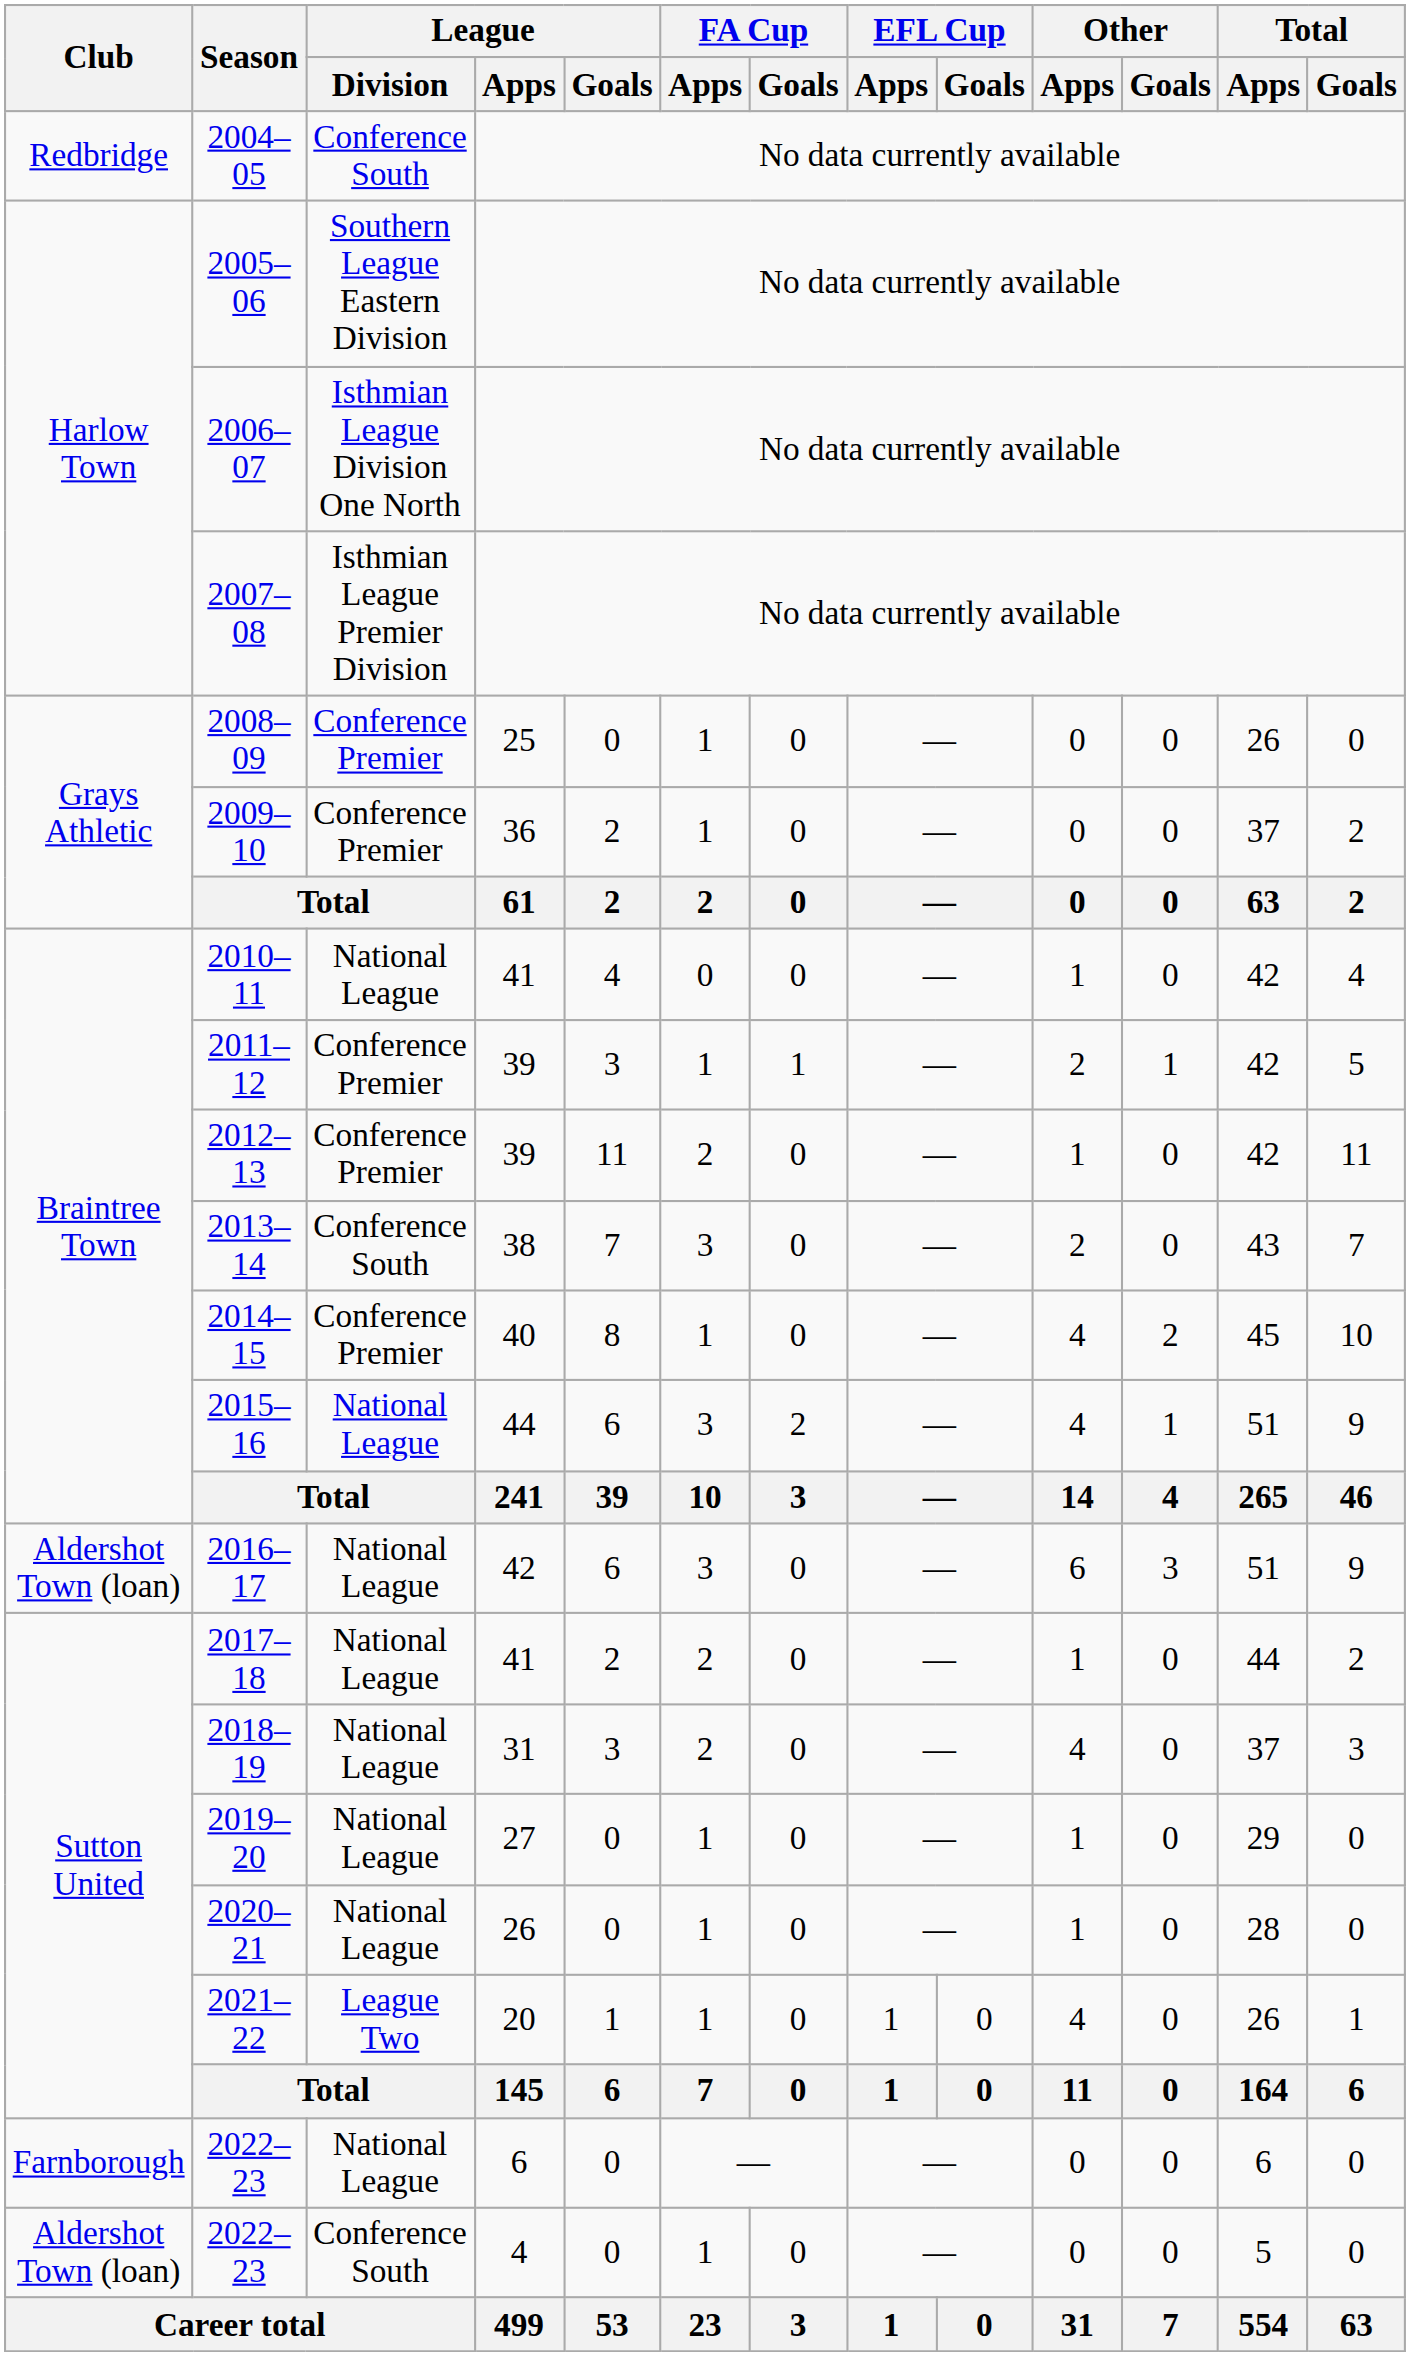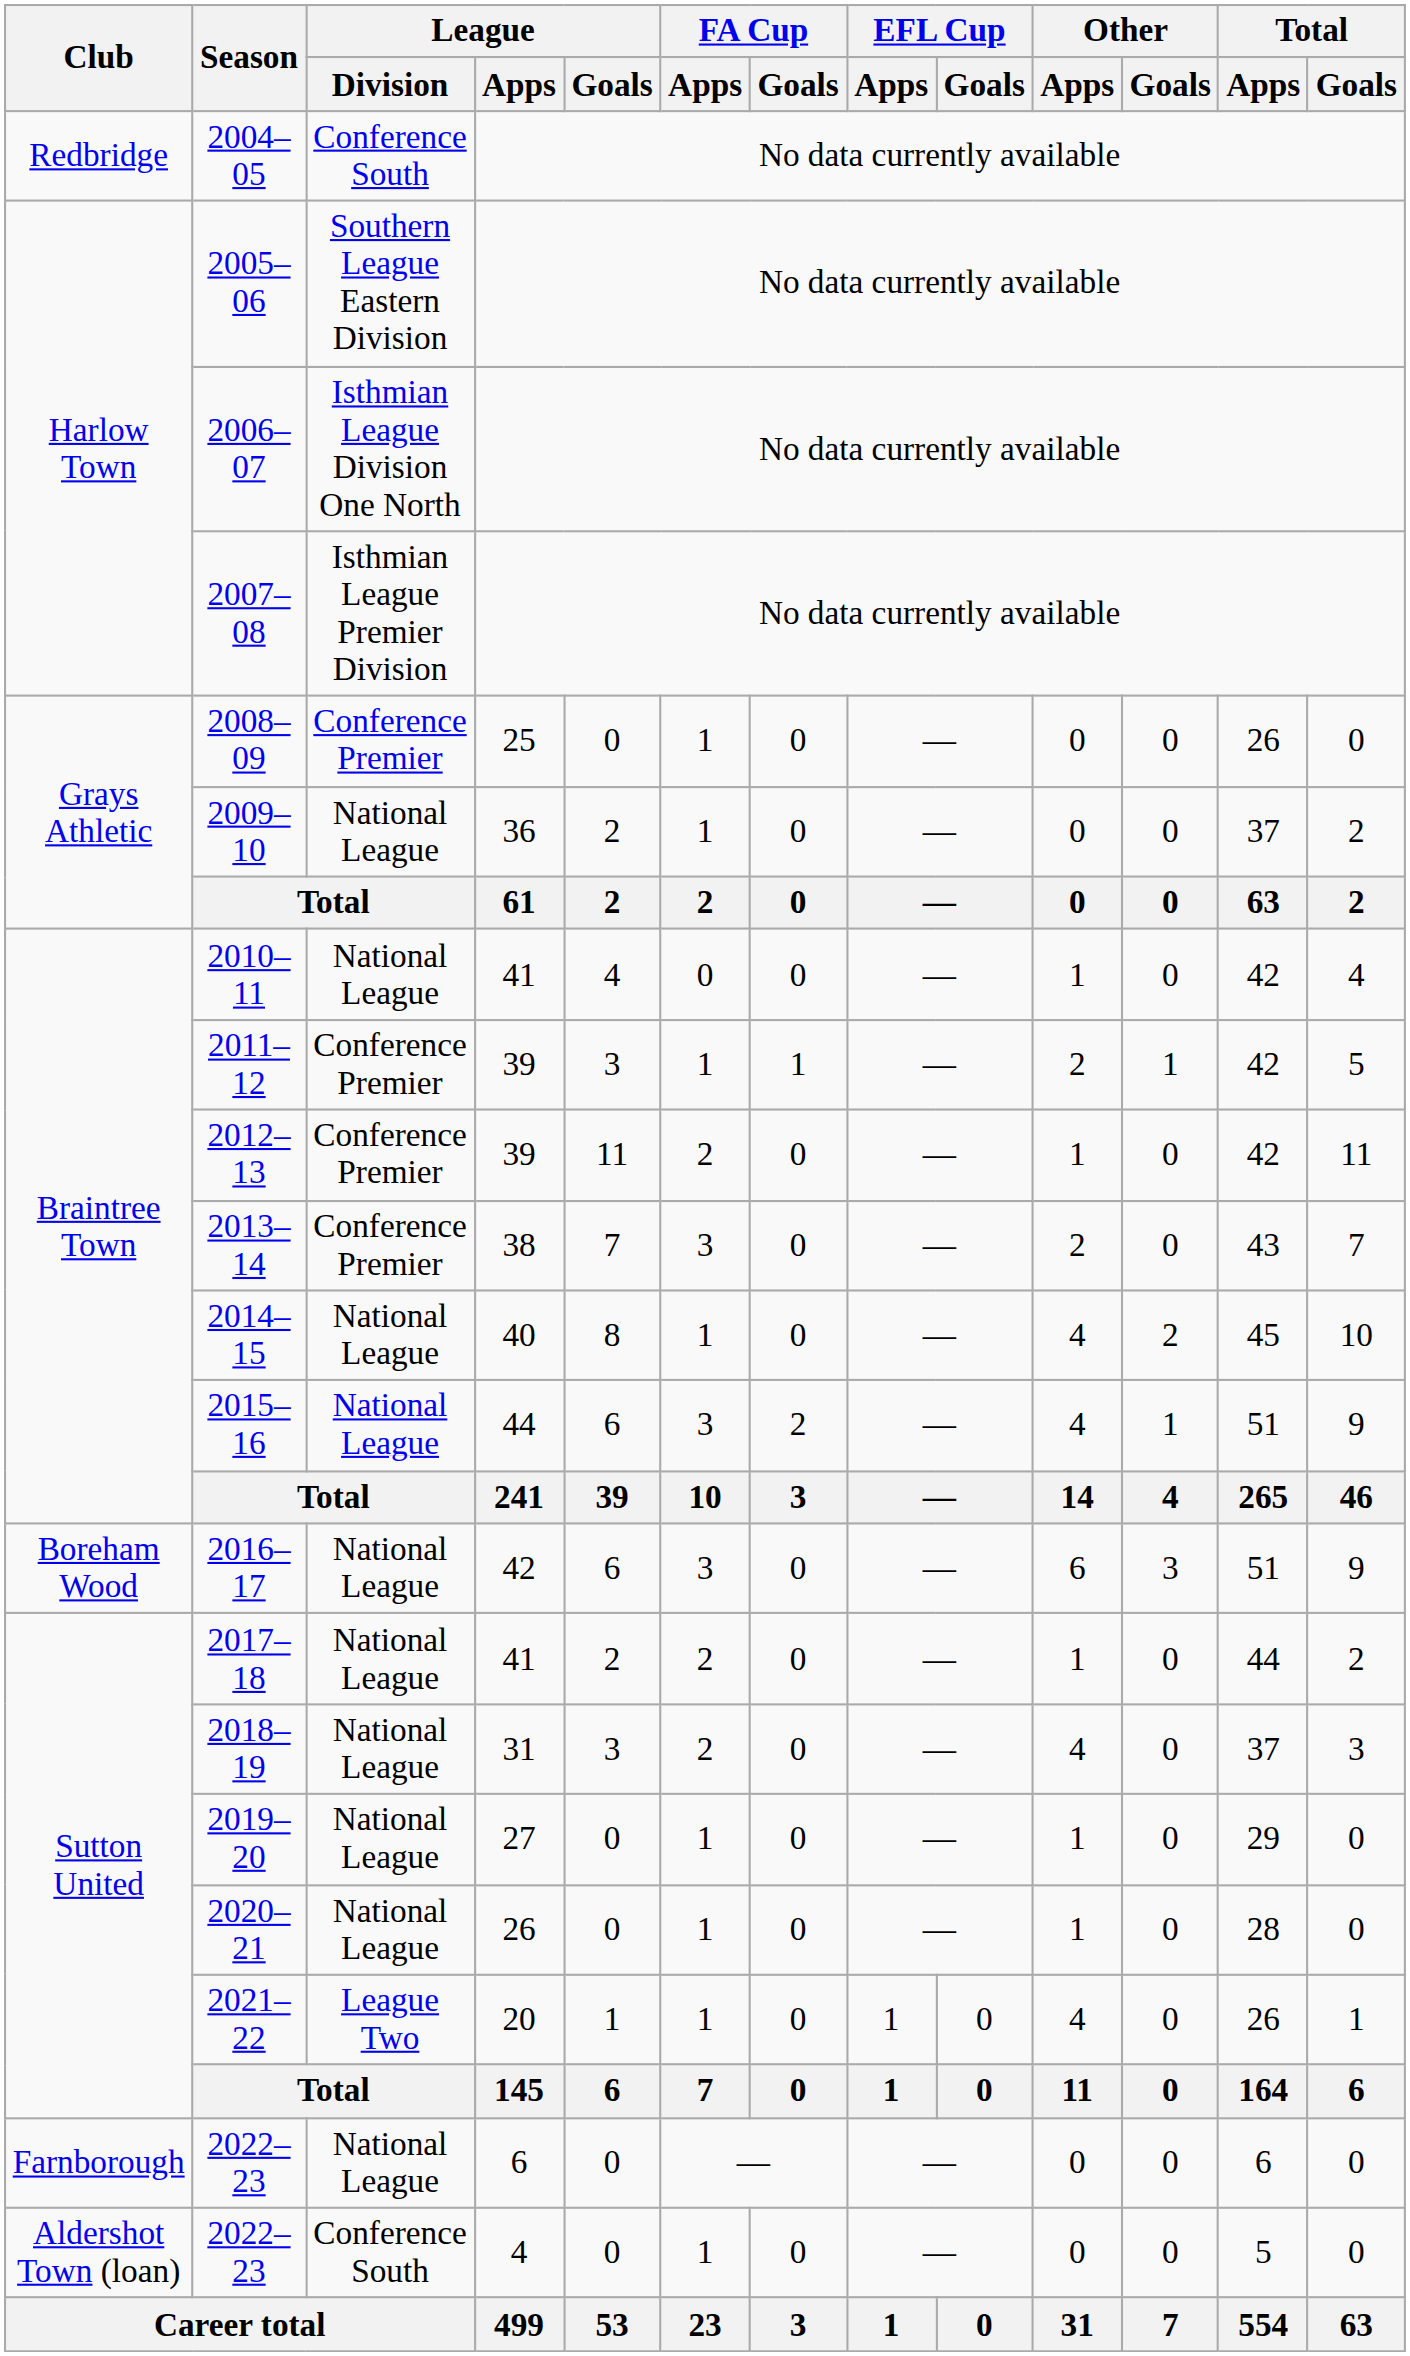(390, 830) Conference Premier -> (390, 830) National League
(390, 1244) Conference South -> (390, 1244) Conference Premier
(390, 1334) Conference Premier -> (390, 1334) National League
(99, 1568) Aldershot Town (loan) -> (99, 1568) Boreham Wood
